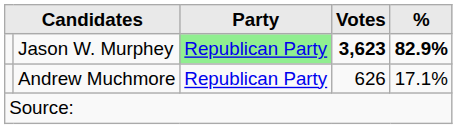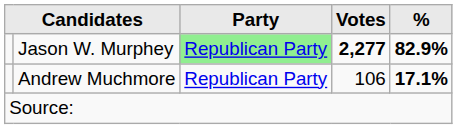(362, 49) 3,623 -> (362, 49) 2,277
(370, 78) 626 -> (370, 78) 106
(421, 78) normal -> (421, 78) bold
